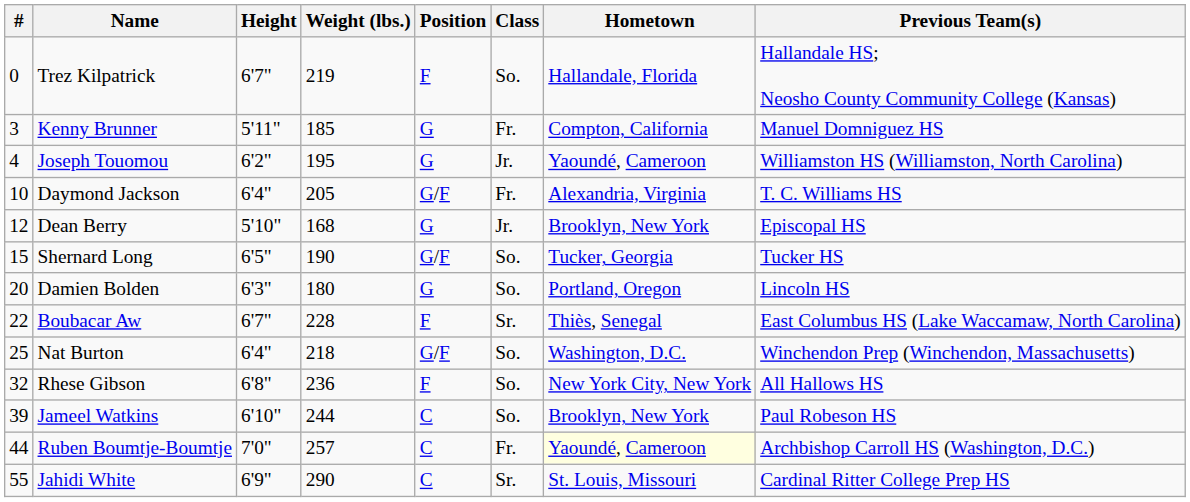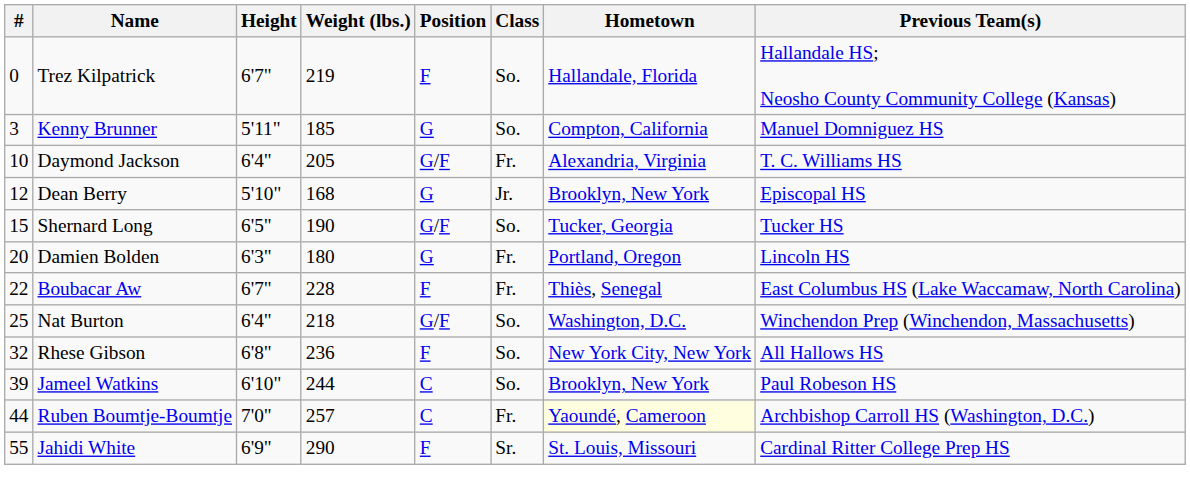(506, 130) Fr. -> (508, 130) So.
- row: (103, 161)
(508, 289) So. -> (506, 257) Fr.
(506, 320) Sr. -> (506, 289) Fr.
(426, 480) C -> (425, 448) F
